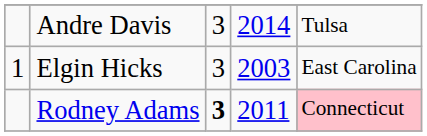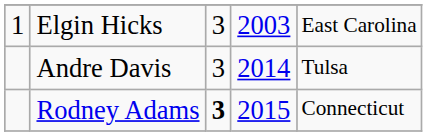rows swapped: (100, 67) <-> (104, 25)
(263, 109) 2011 -> (264, 109) 2015
(353, 109) pink background -> (353, 109) no background
